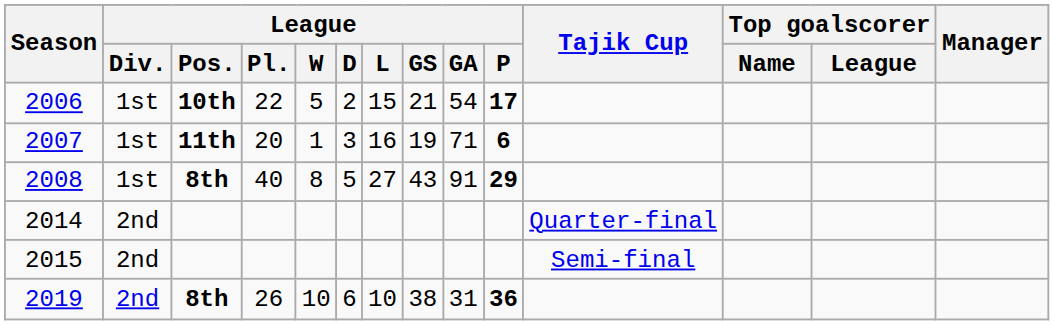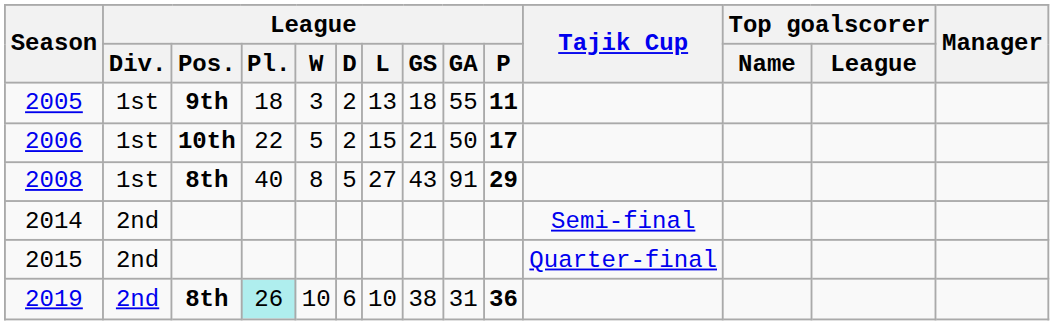+ row: (54, 103)
(463, 103) 54 -> (463, 142) 50
- row: (54, 142)
(623, 221) Quarter-final -> (623, 221) Semi-final
(623, 260) Semi-final -> (623, 260) Quarter-final
(269, 299) no background -> (269, 299) paleturquoise background
